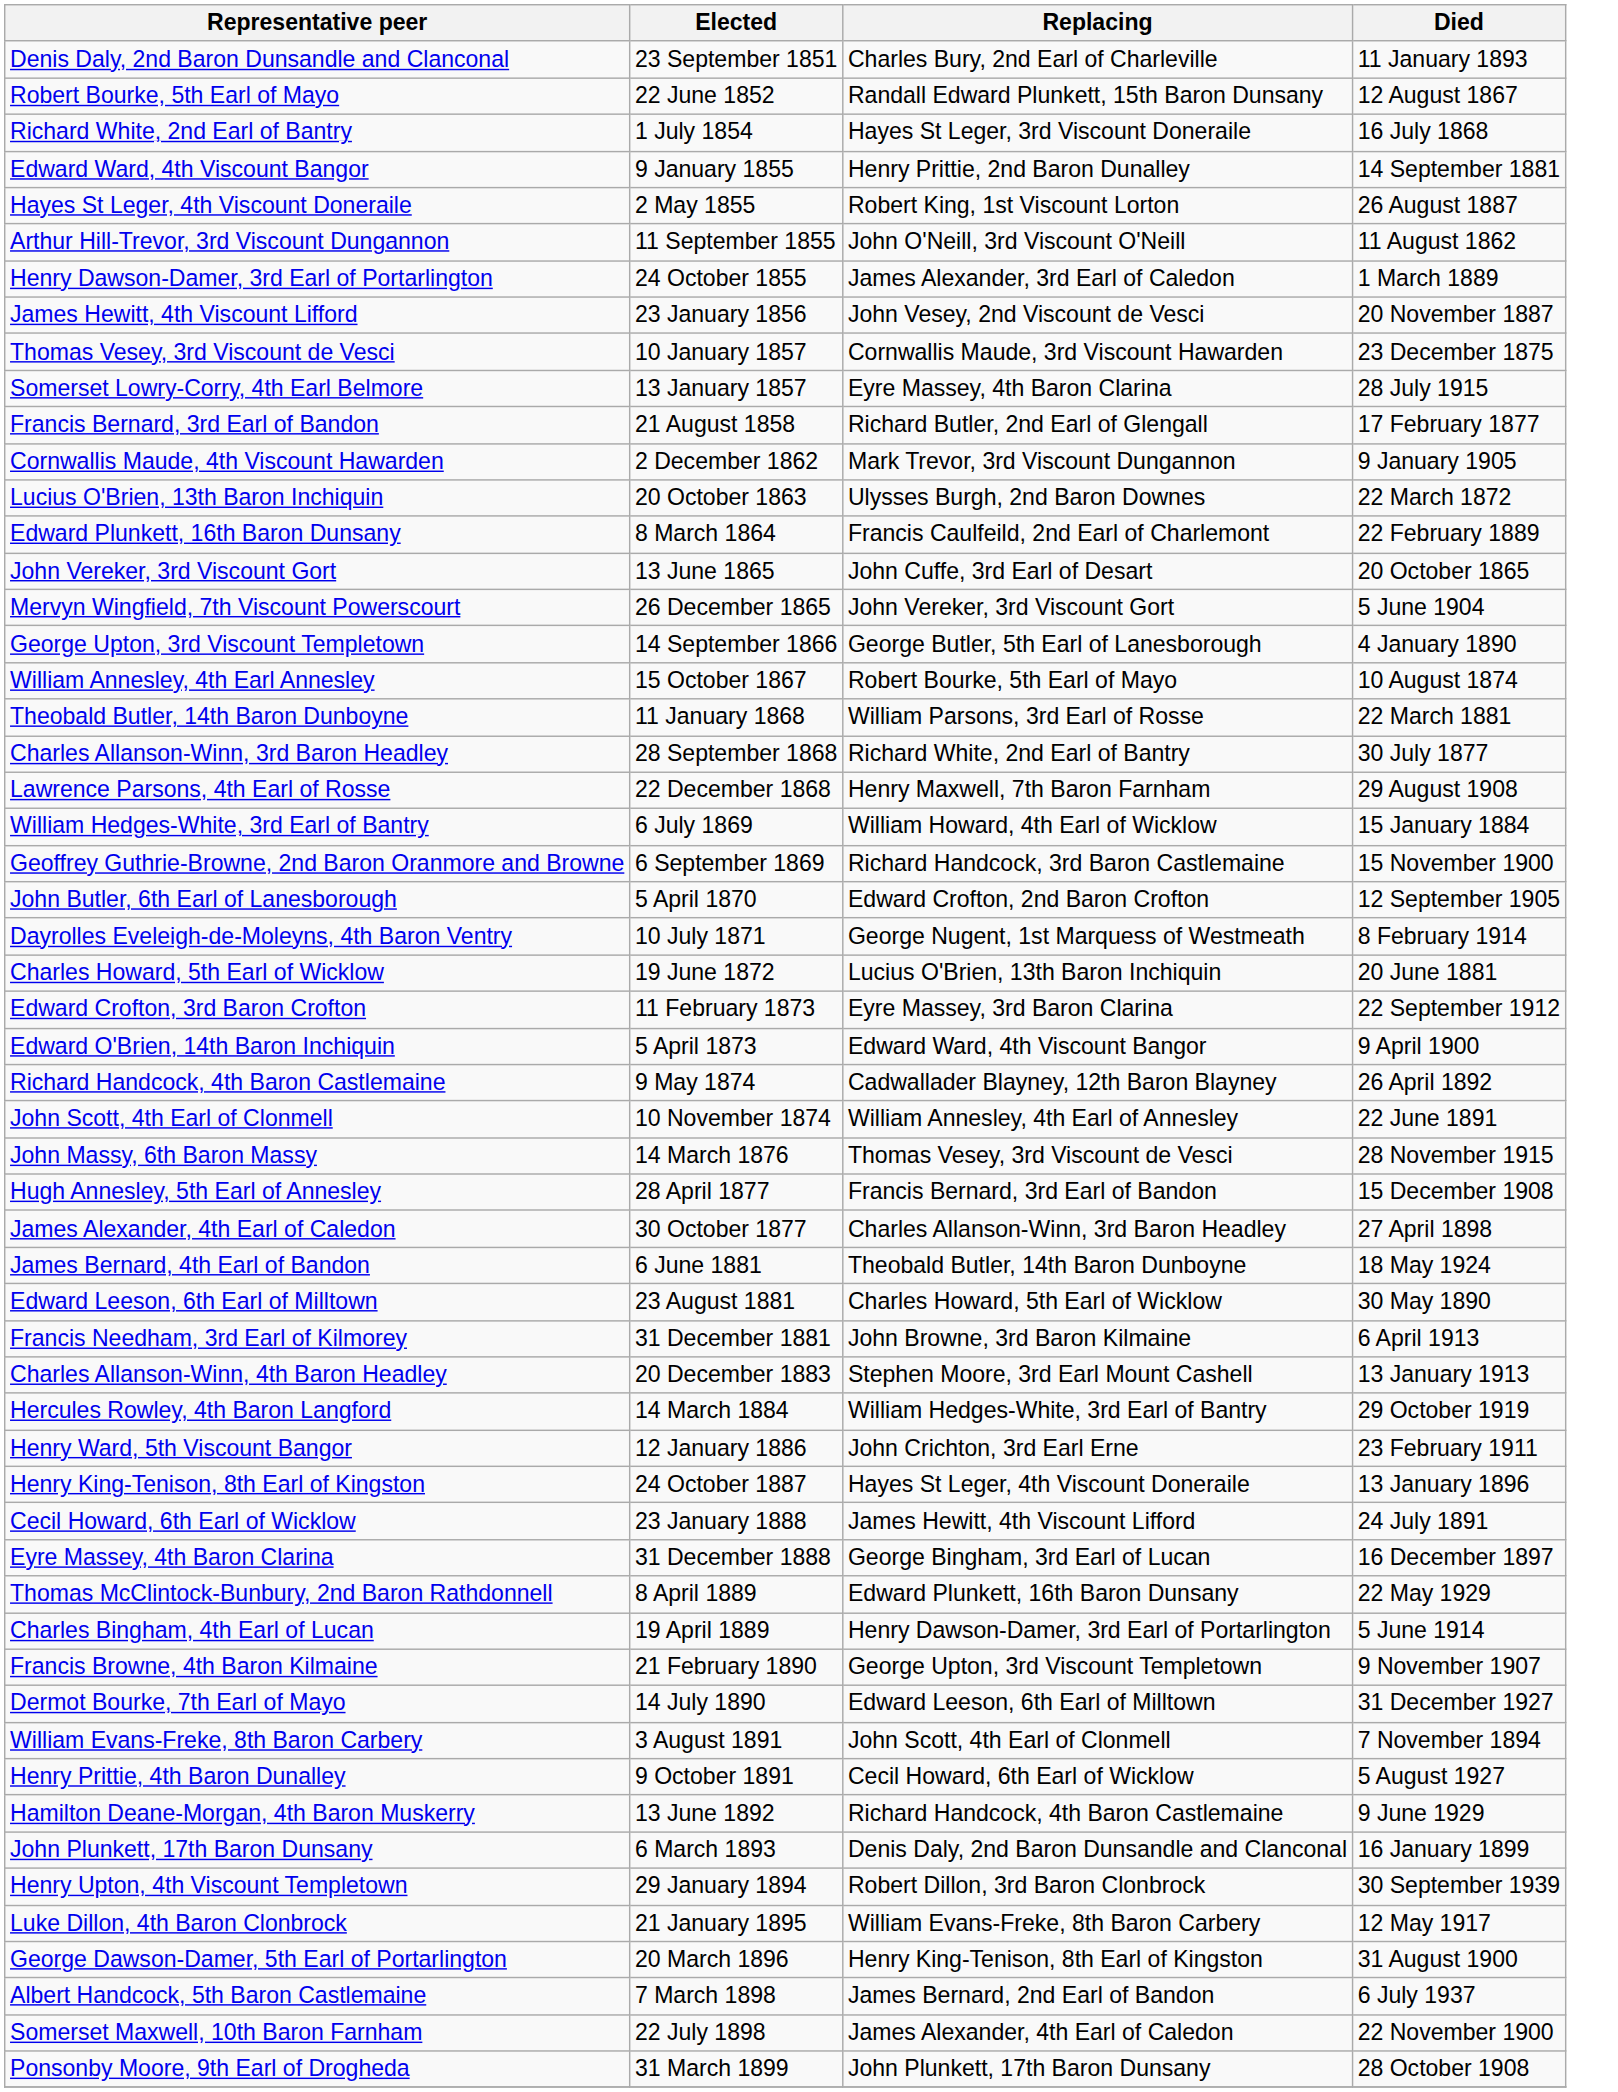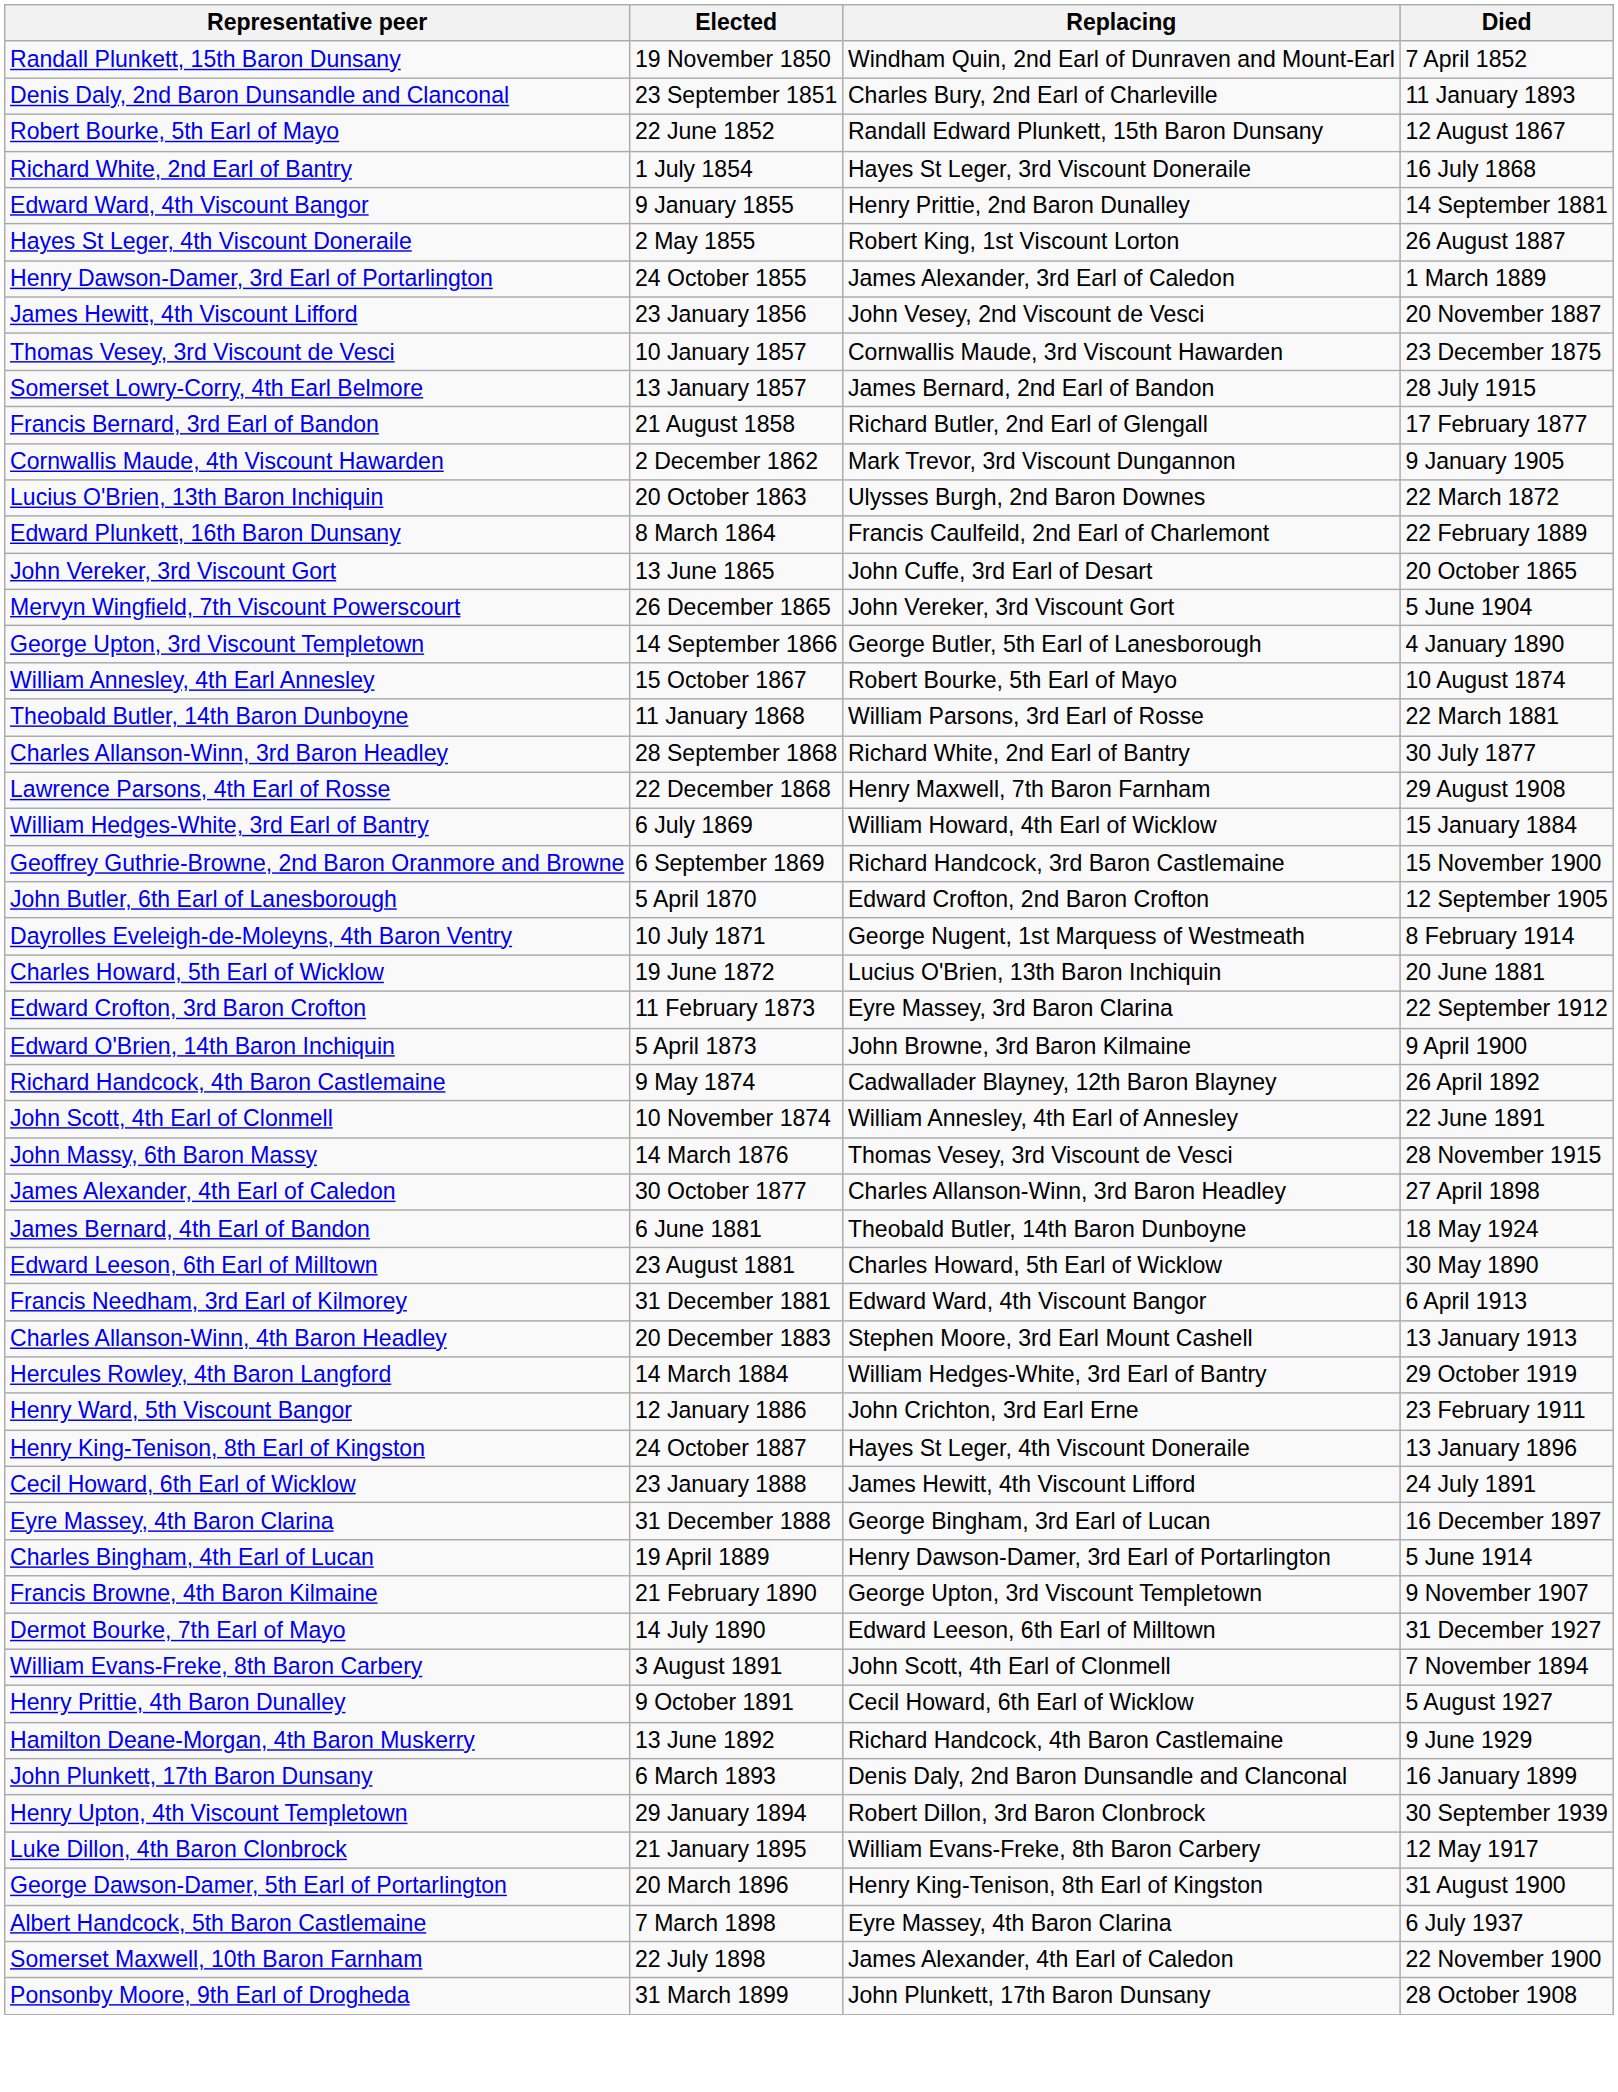+ row: (205, 59)
- row: (230, 242)
(1010, 388) Eyre Massey, 4th Baron Clarina -> (1031, 388) James Bernard, 2nd Earl of Bandon
(1027, 1045) Edward Ward, 4th Viscount Bangor -> (1020, 1045) John Browne, 3rd Baron Kilmaine
- row: (196, 1192)
(1020, 1338) John Browne, 3rd Baron Kilmaine -> (1027, 1301) Edward Ward, 4th Viscount Bangor
- row: (281, 1593)
(1031, 1995) James Bernard, 2nd Earl of Bandon -> (1010, 1922) Eyre Massey, 4th Baron Clarina
